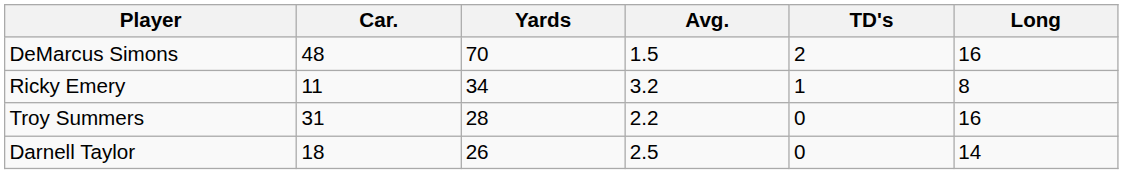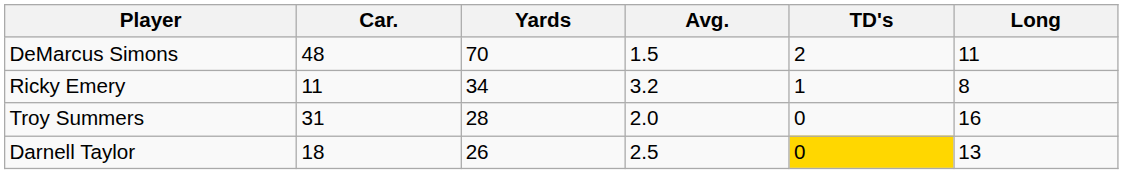(970, 53) 16 -> (969, 53) 11
(644, 119) 2.2 -> (644, 119) 2.0
(800, 151) no background -> (800, 151) gold background
(970, 151) 14 -> (970, 151) 13
